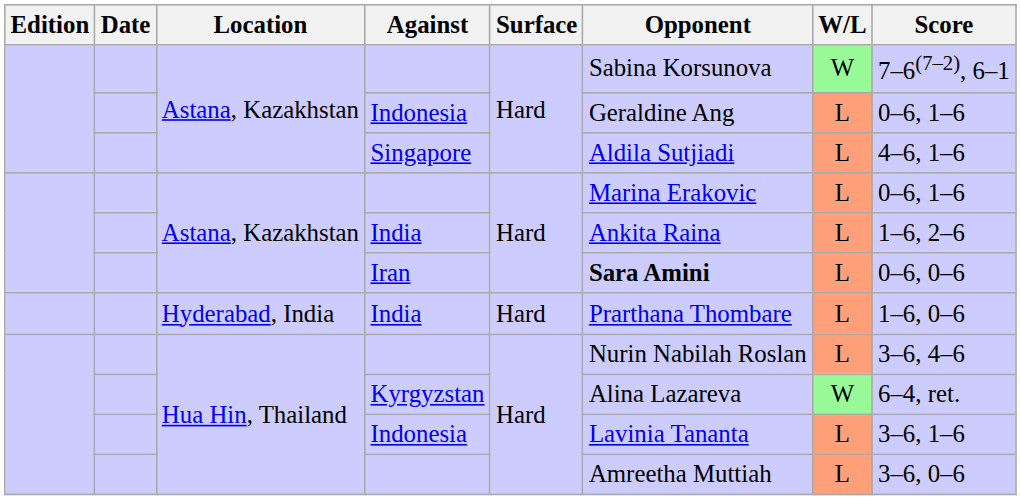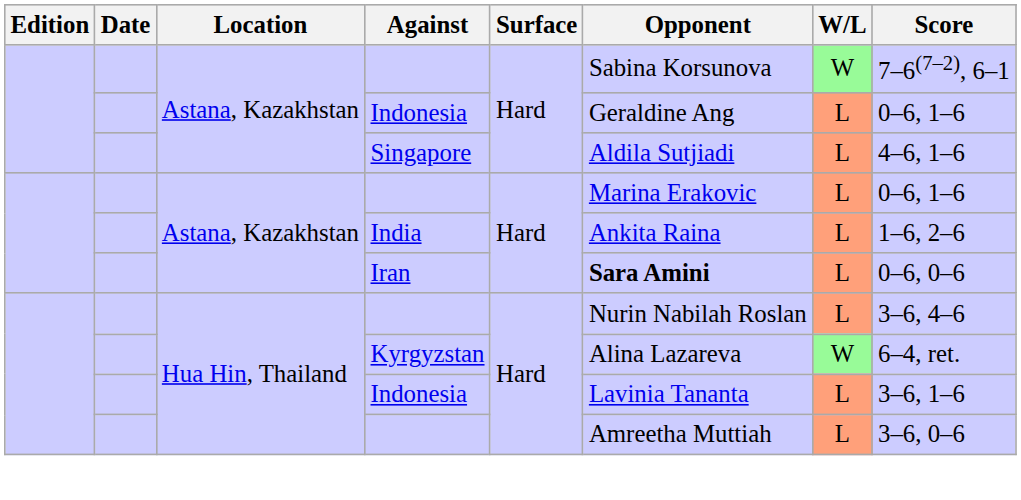- row: (248, 312)
